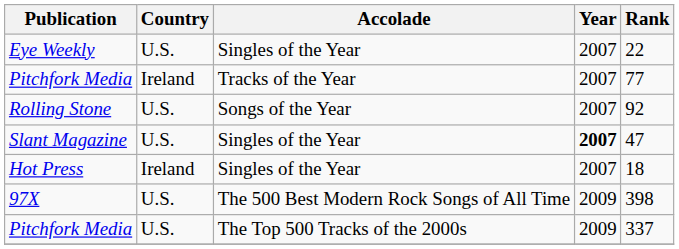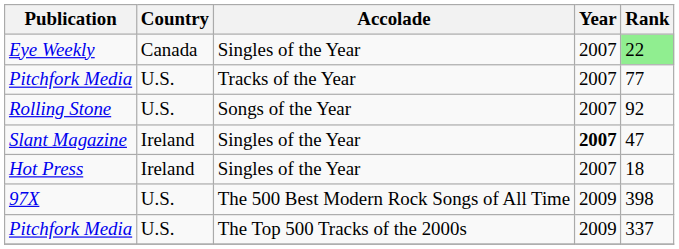(158, 49) U.S. -> (169, 49) Canada
(635, 49) no background -> (635, 49) lightgreen background
(168, 79) Ireland -> (158, 79) U.S.
(158, 139) U.S. -> (168, 139) Ireland
